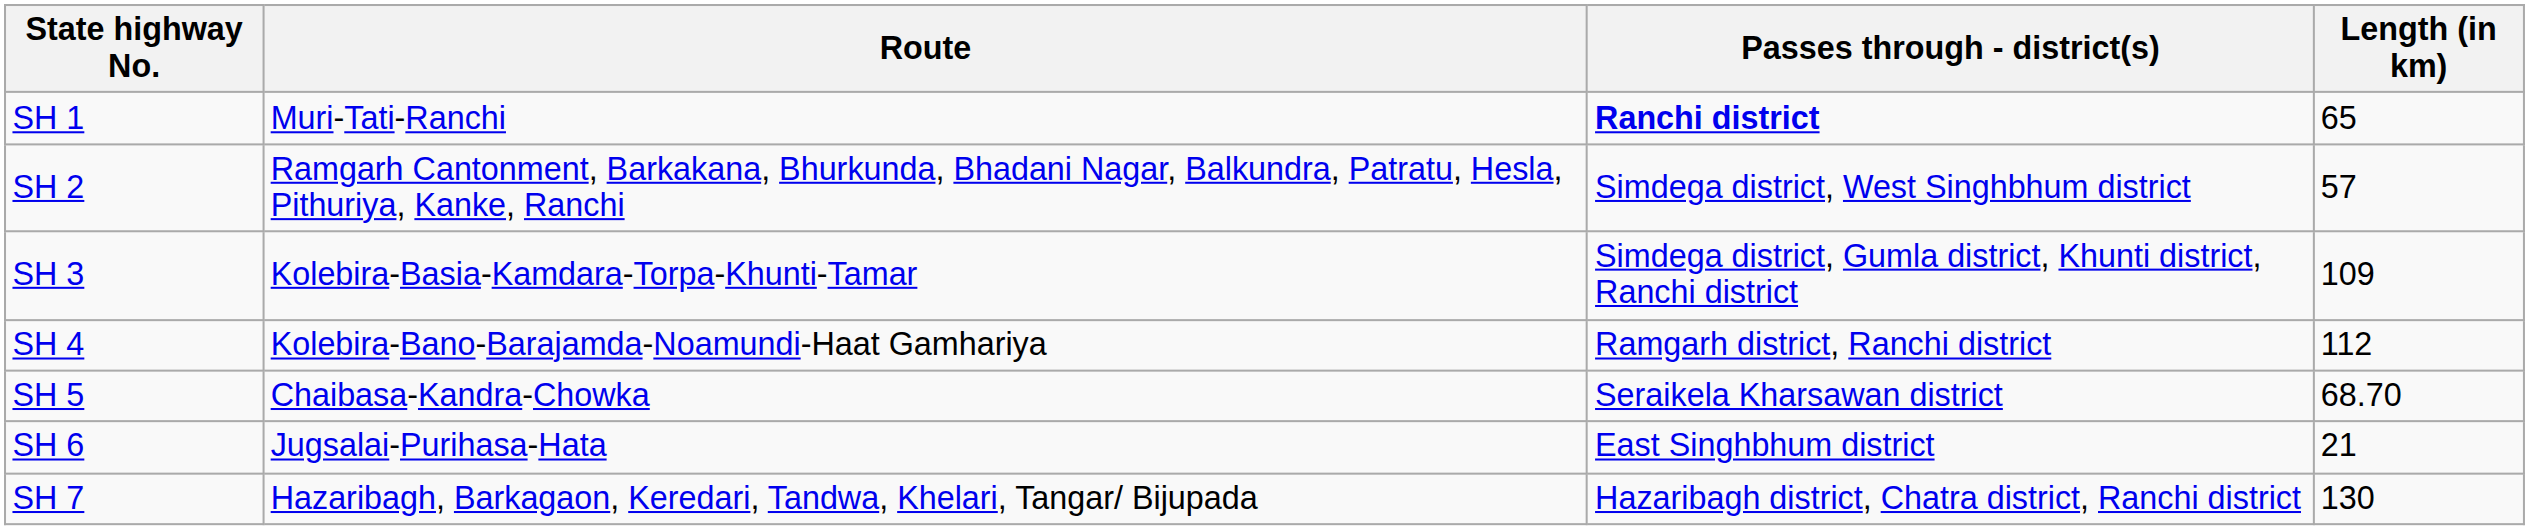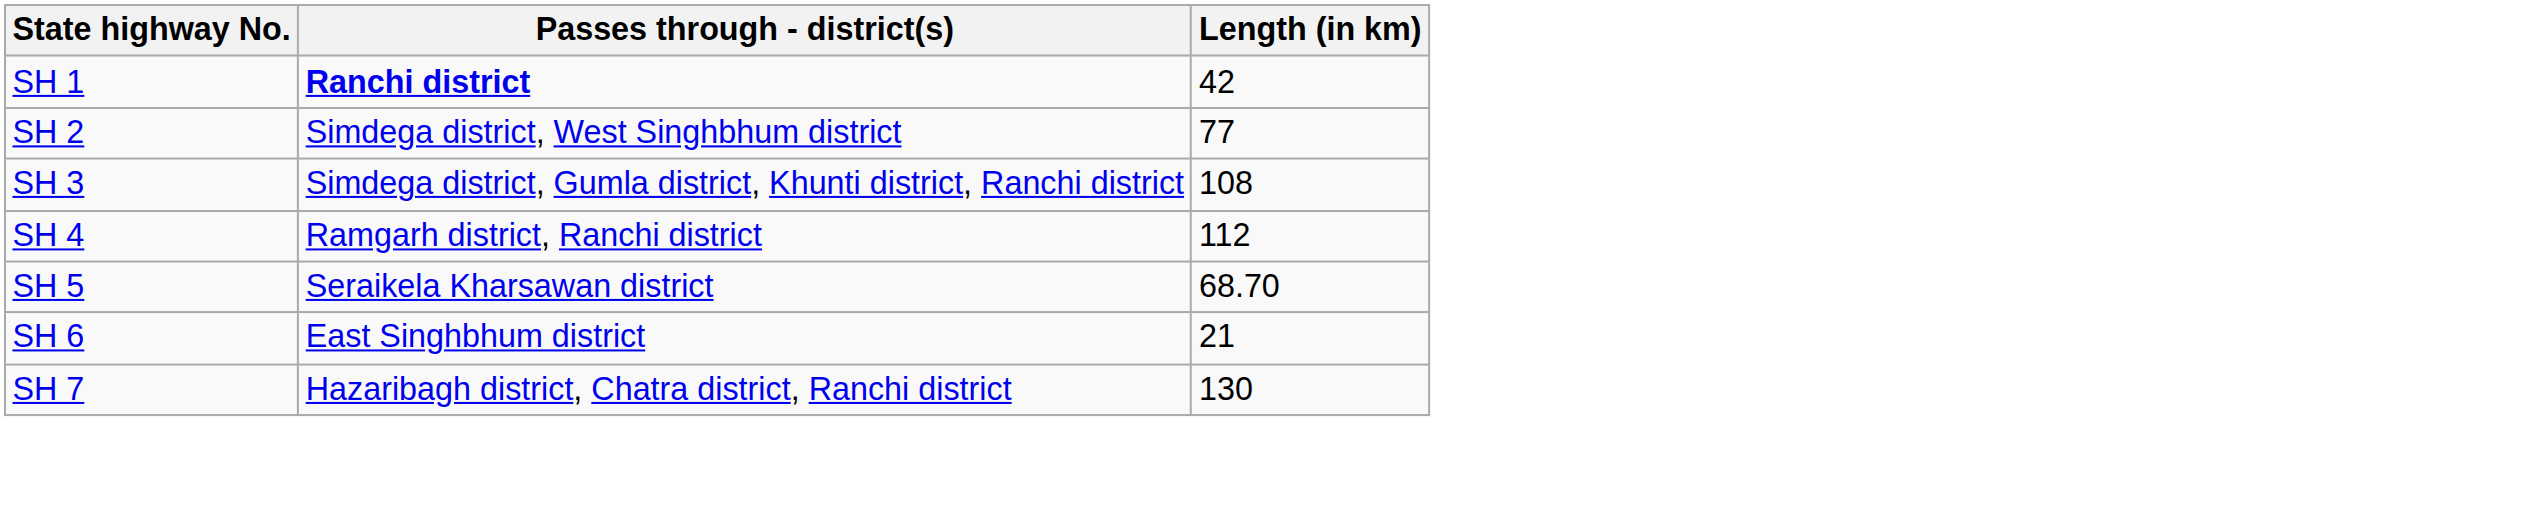- column: (925, 48)
(2339, 117) 65 -> (1217, 81) 42
(2339, 187) 57 -> (1217, 132) 77
(2348, 274) 109 -> (1226, 183) 108
